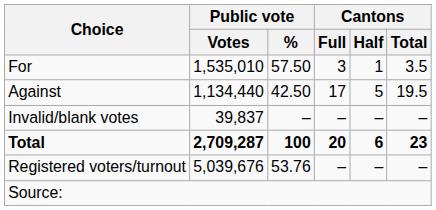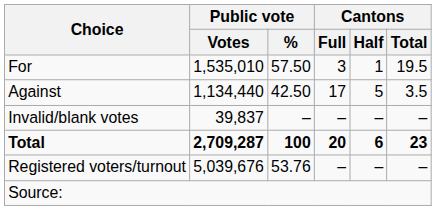(416, 67) 3.5 -> (412, 67) 19.5
(412, 92) 19.5 -> (416, 92) 3.5
